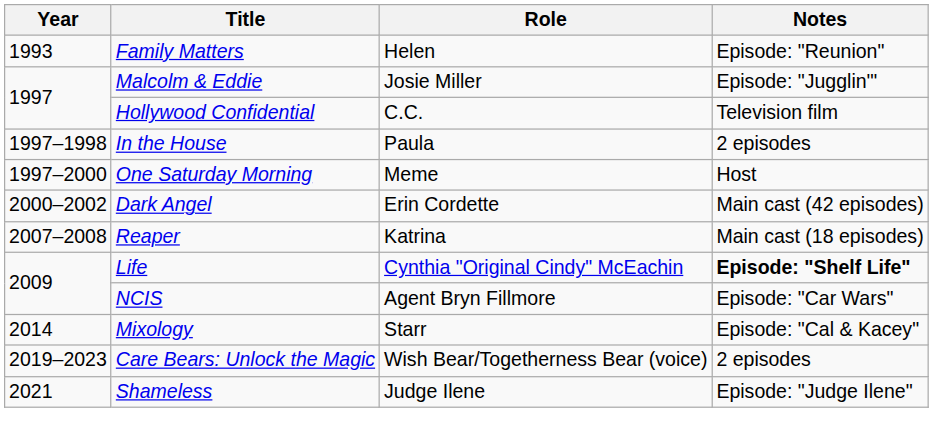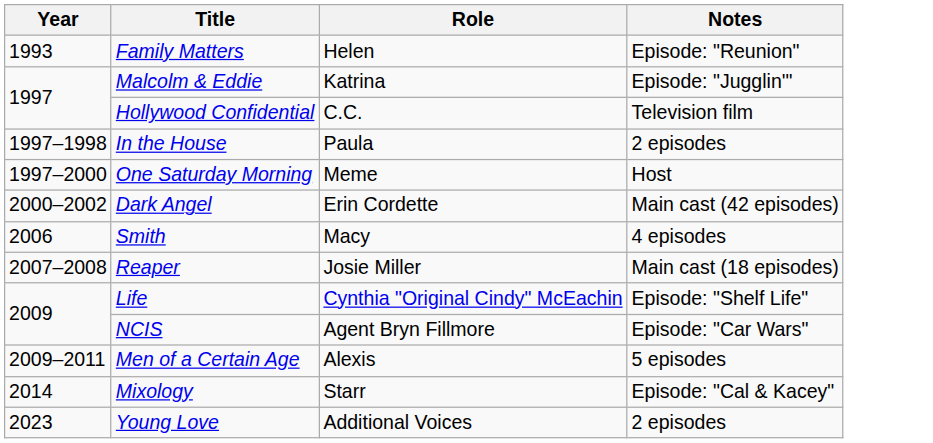(433, 81) Josie Miller -> (354, 81) Katrina
+ row: (141, 236)
(415, 236) Katrina -> (372, 267) Josie Miller
(814, 267) bold -> (720, 298) normal
+ row: (208, 360)
- row: (245, 360)
- row: (164, 391)
+ row: (167, 422)
